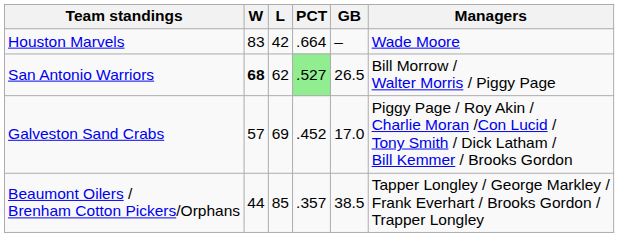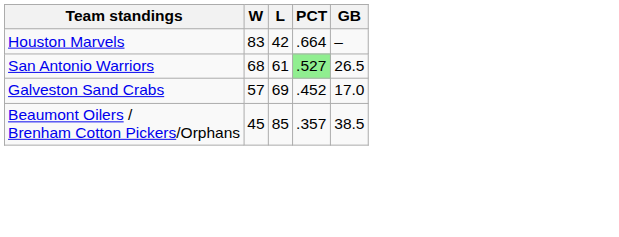- column: (491, 16)
(256, 74) bold -> (256, 66) normal
(280, 74) 62 -> (280, 66) 61
(256, 202) 44 -> (256, 123) 45
